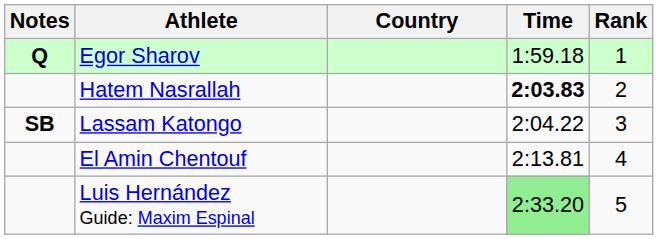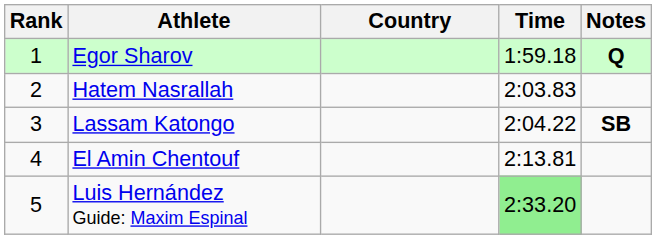columns swapped: (621, 21) <-> (40, 21)
(548, 90) bold -> (540, 90) normal
